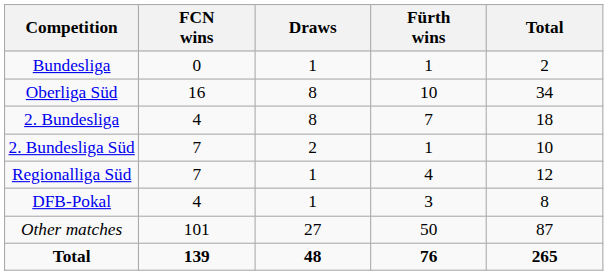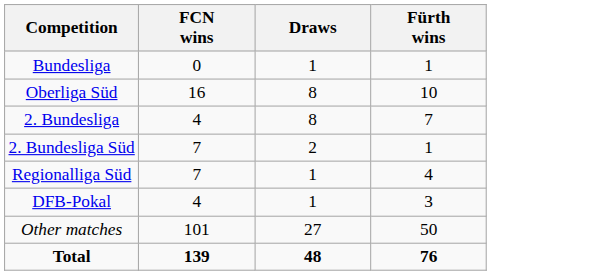- column: (545, 27)
